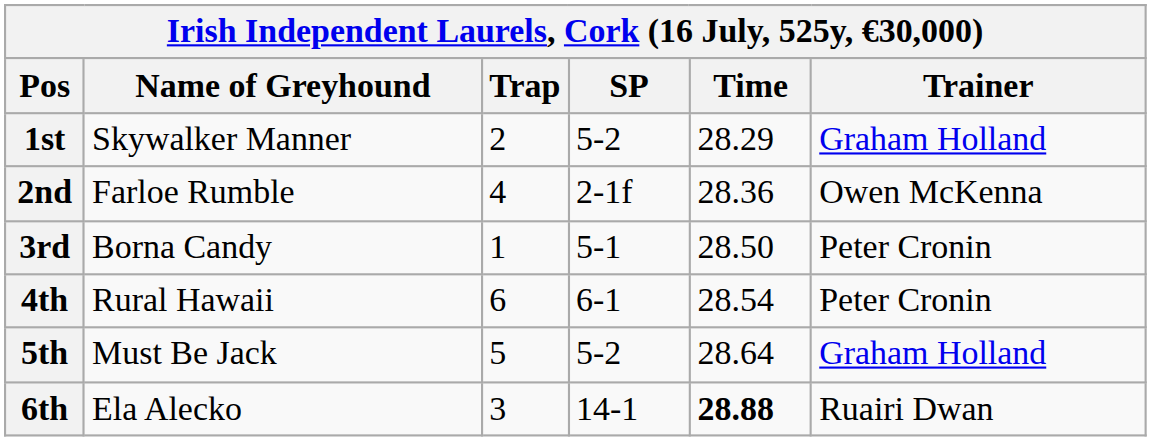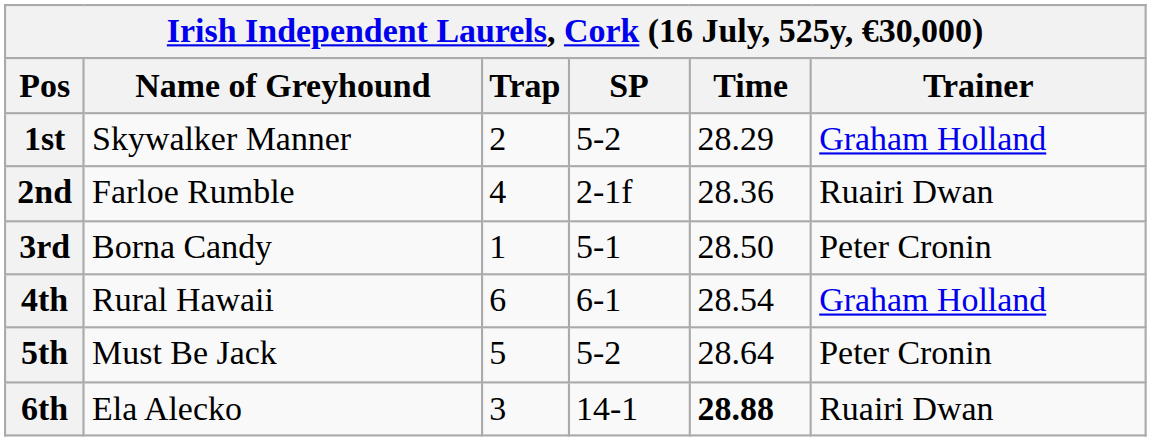(931, 192) Owen McKenna -> (906, 192) Ruairi Dwan
(905, 300) Peter Cronin -> (933, 300) Graham Holland
(933, 354) Graham Holland -> (905, 354) Peter Cronin
